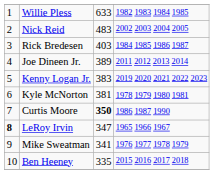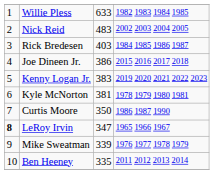(104, 62) 389 -> (104, 62) 386
(152, 62) 2011 2012 2013 2014 -> (152, 62) 2015 2016 2017 2018
(104, 111) bold -> (104, 111) normal
(104, 144) 341 -> (104, 144) 339
(152, 161) 2015 2016 2017 2018 -> (152, 161) 2011 2012 2013 2014
